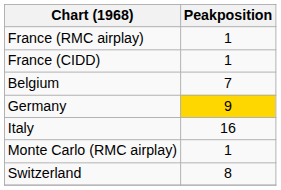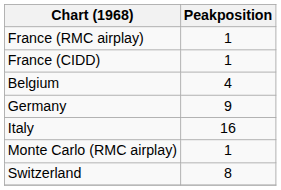(228, 83) 7 -> (228, 83) 4
(228, 106) gold background -> (228, 106) no background
